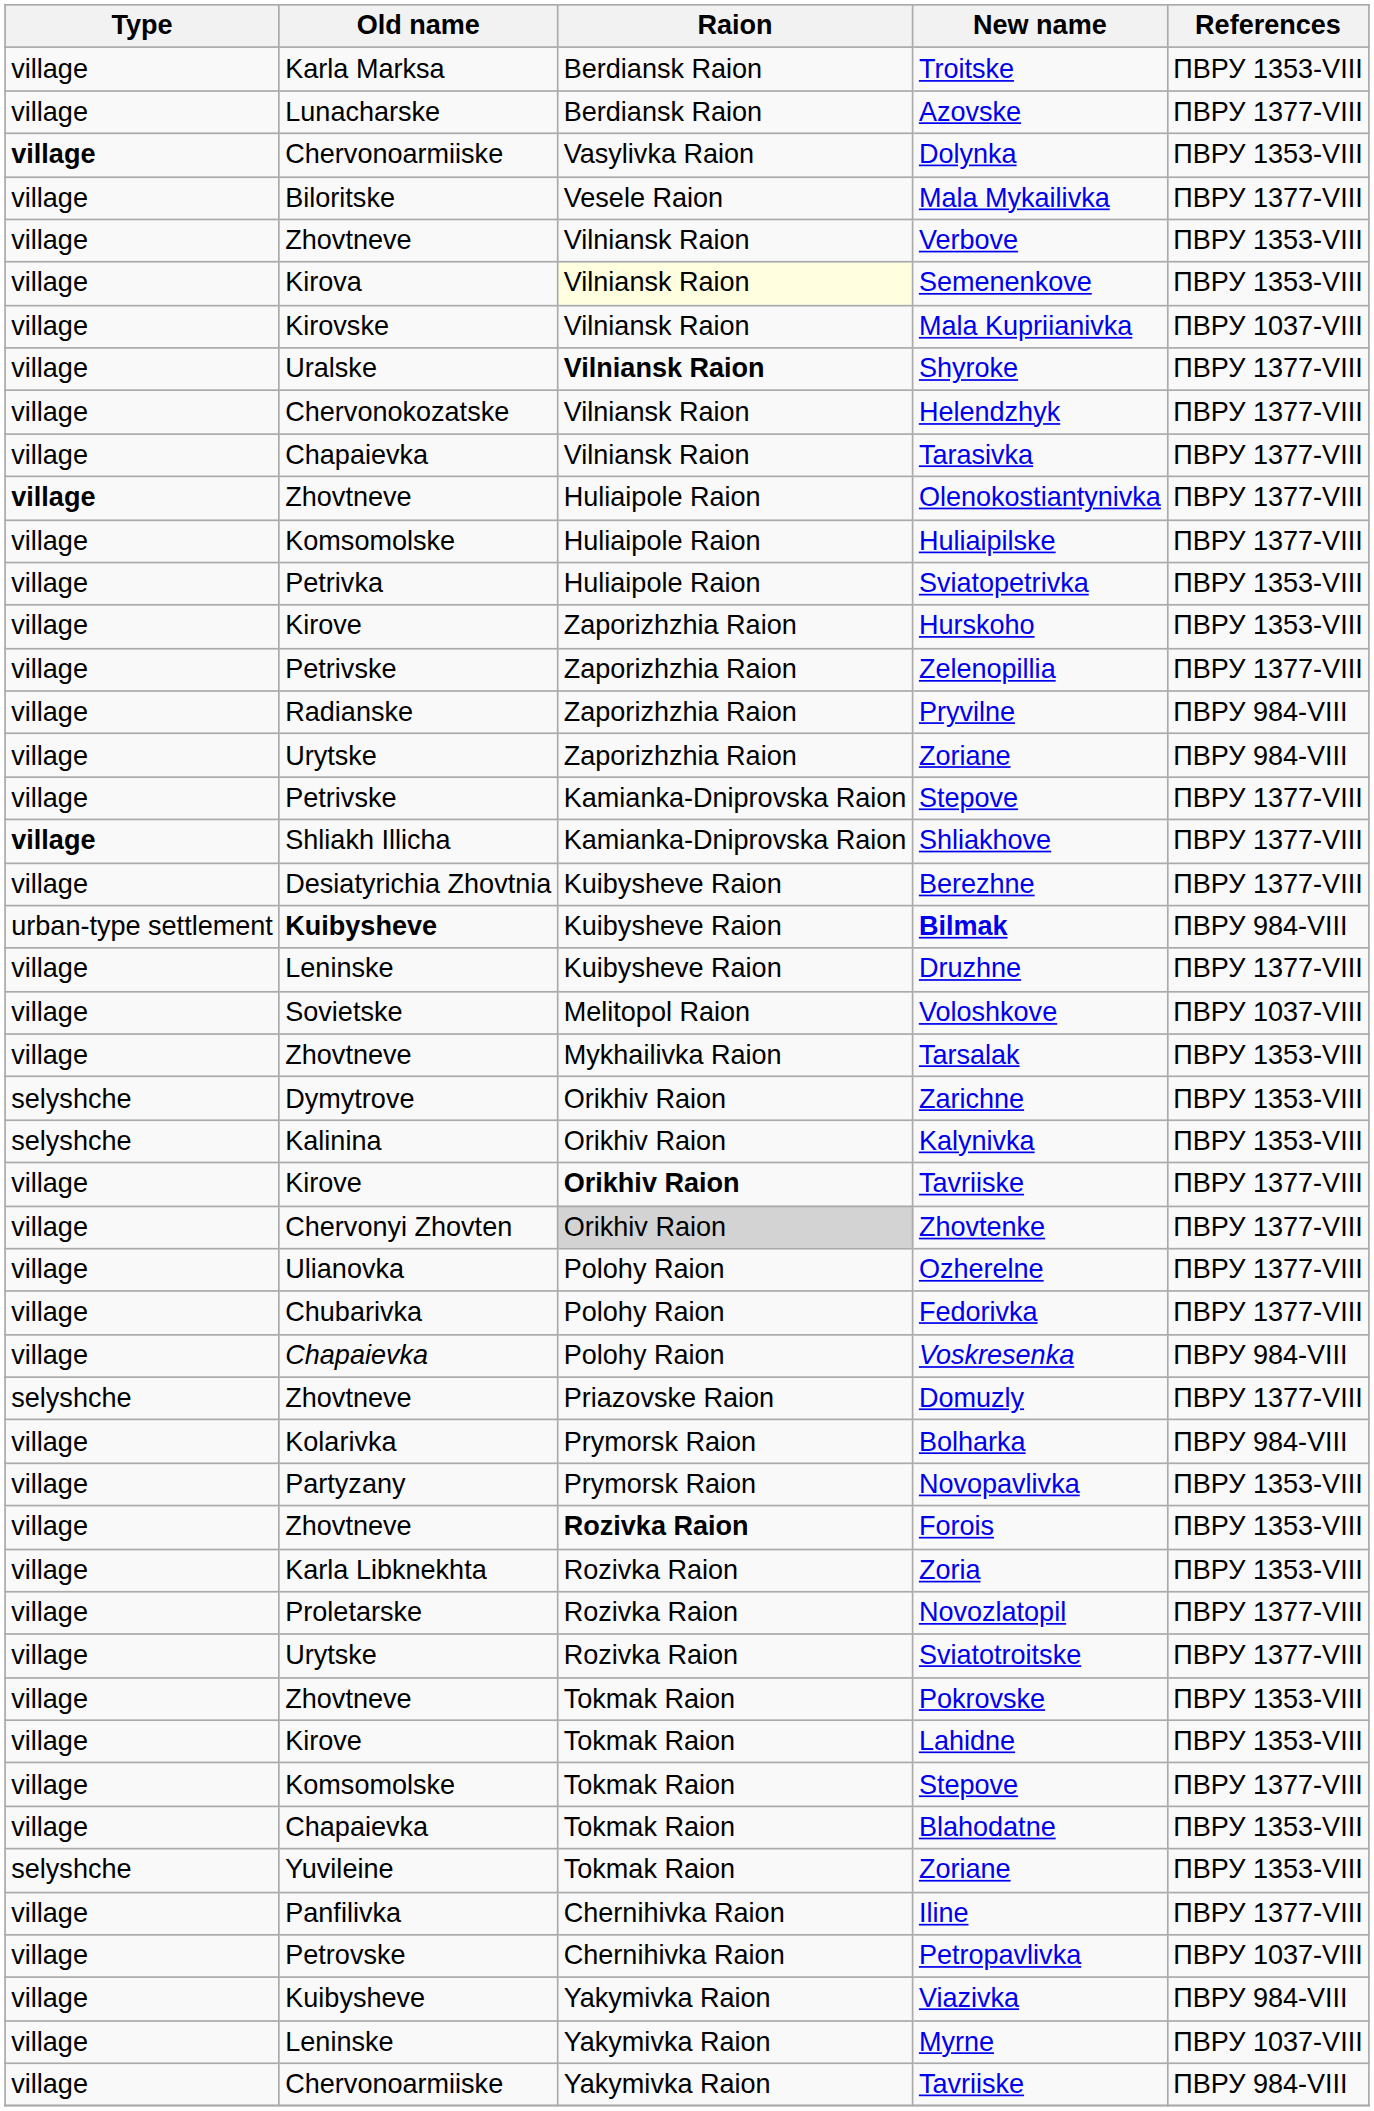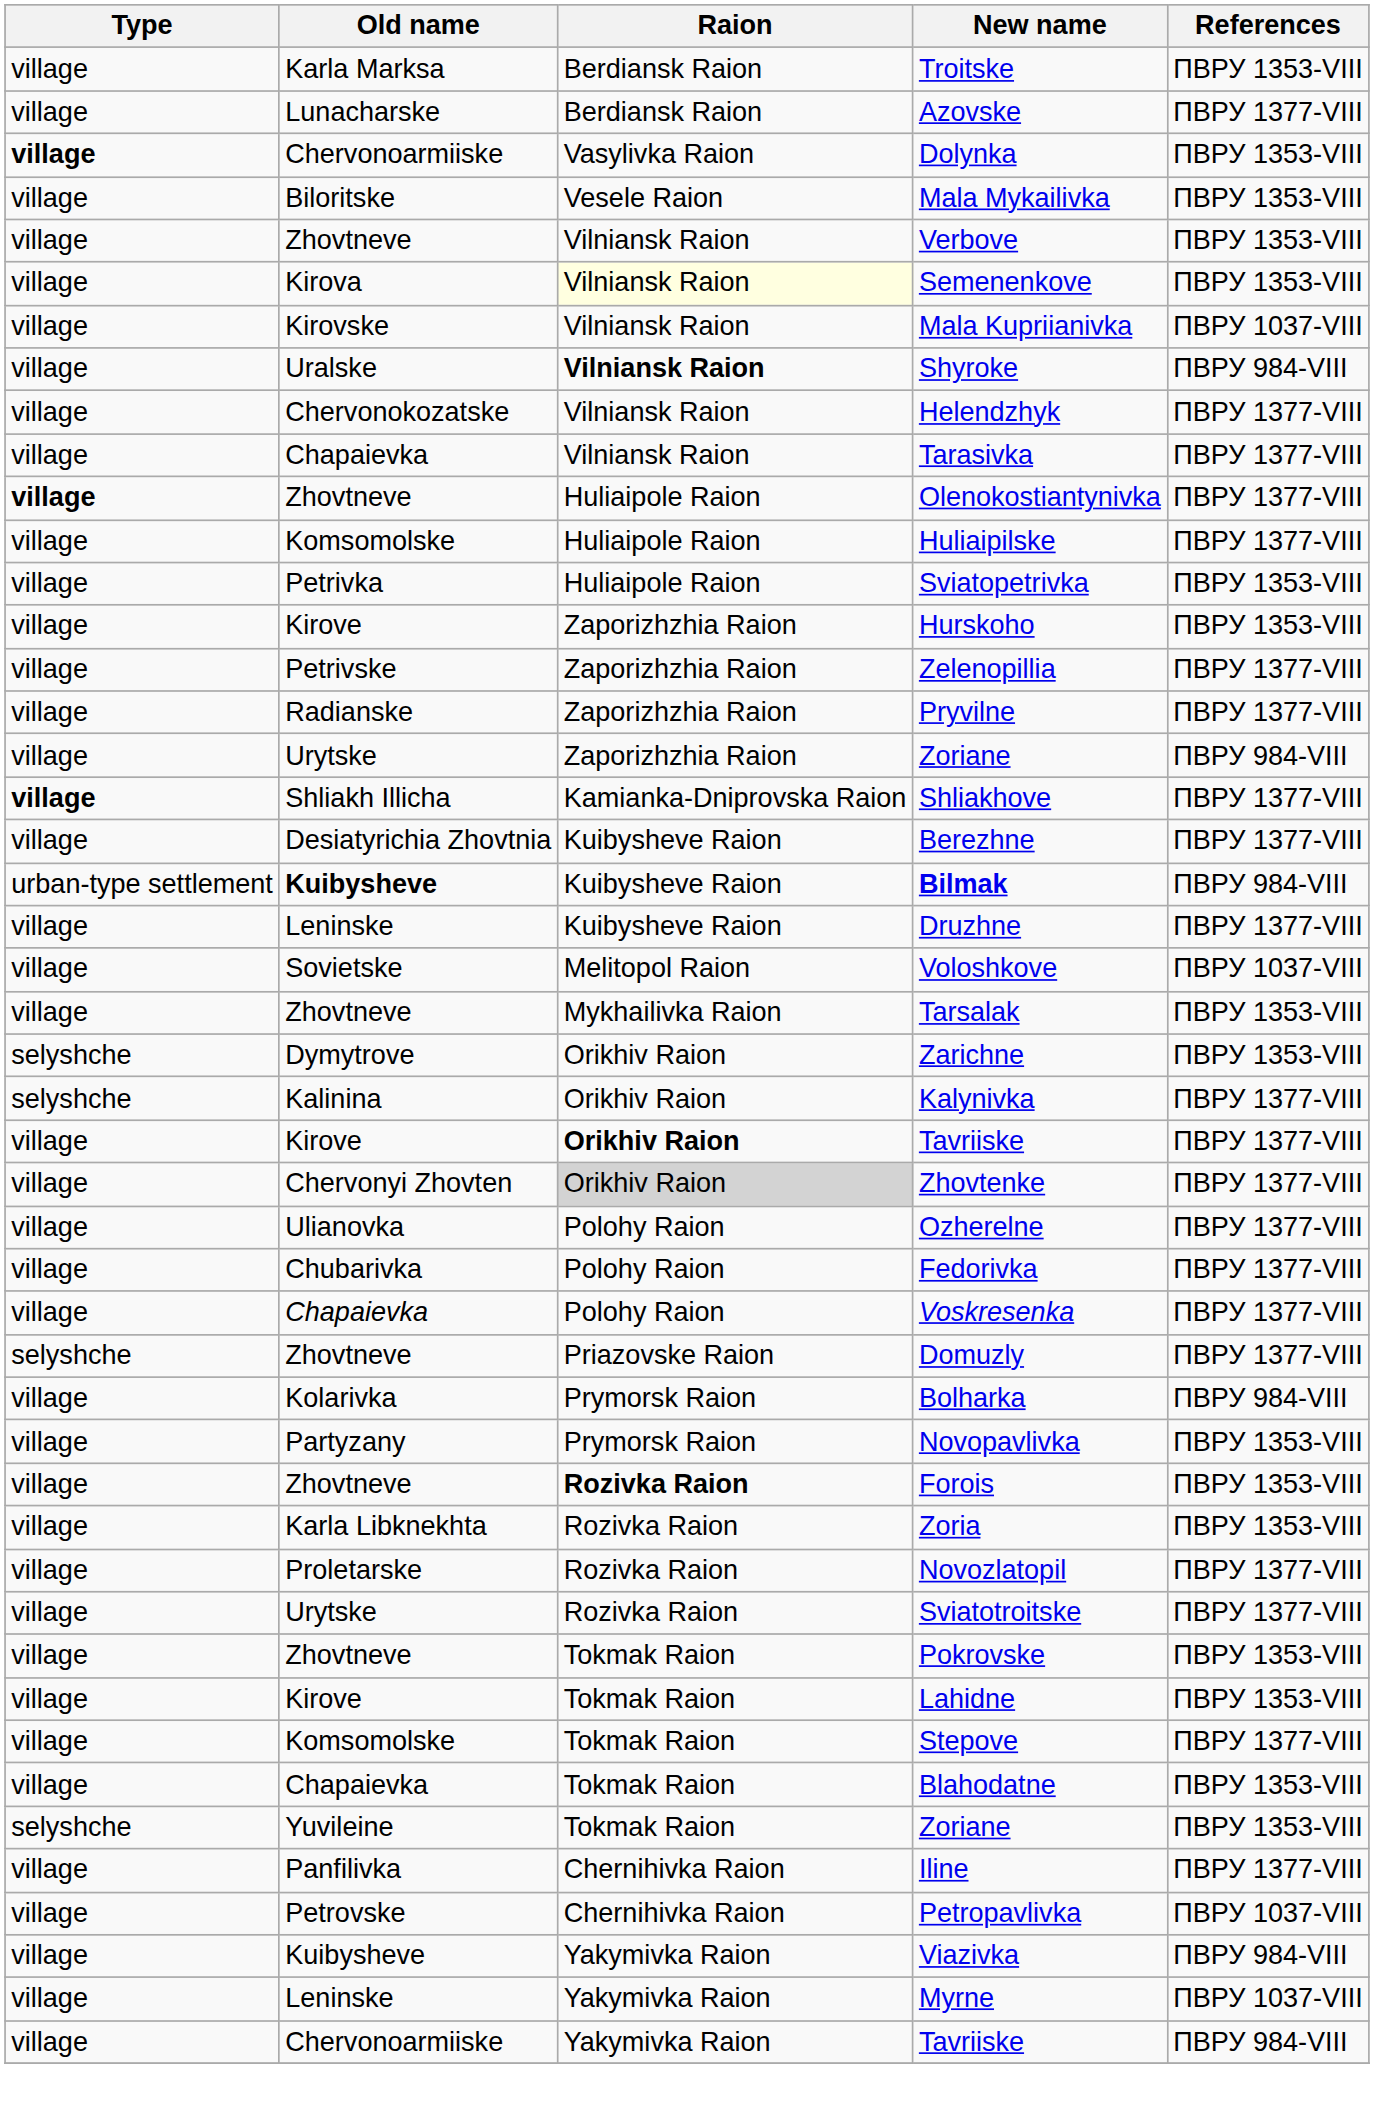(1268, 197) ПВРУ 1377-VIII -> (1268, 197) ПВРУ 1353-VIII
(1268, 369) ПВРУ 1377-VIII -> (1260, 369) ПВРУ 984-VIII
(1260, 712) ПВРУ 984-VIII -> (1268, 712) ПВРУ 1377-VIII
- row: (341, 797)
(1268, 1140) ПВРУ 1353-VIII -> (1268, 1098) ПВРУ 1377-VIII
(1260, 1355) ПВРУ 984-VIII -> (1268, 1312) ПВРУ 1377-VIII
